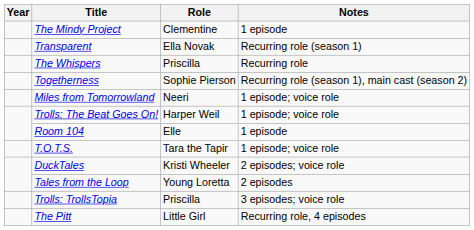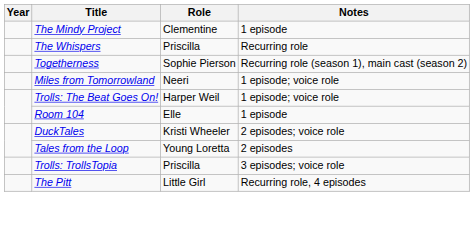- row: (63, 47)
- row: (54, 149)
